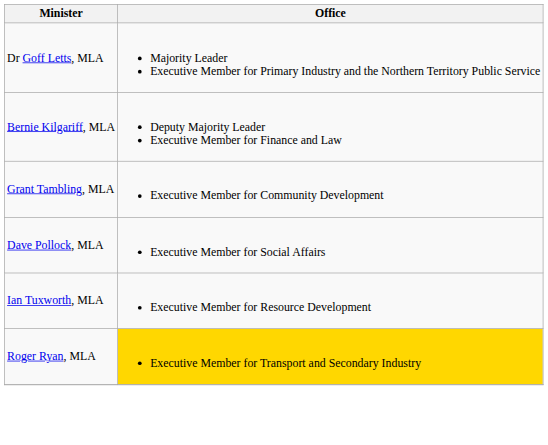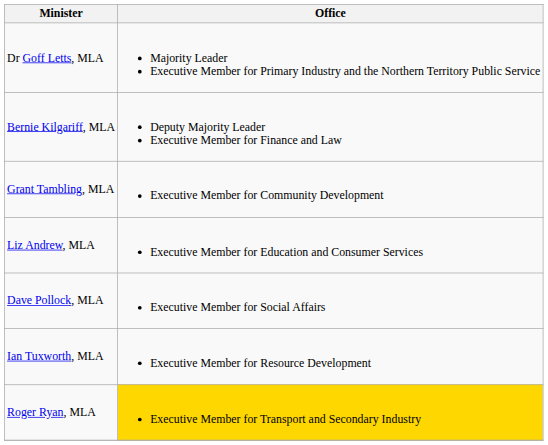+ row: (51, 245)
